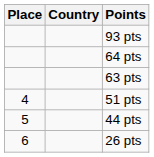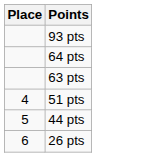- column: (74, 15)
